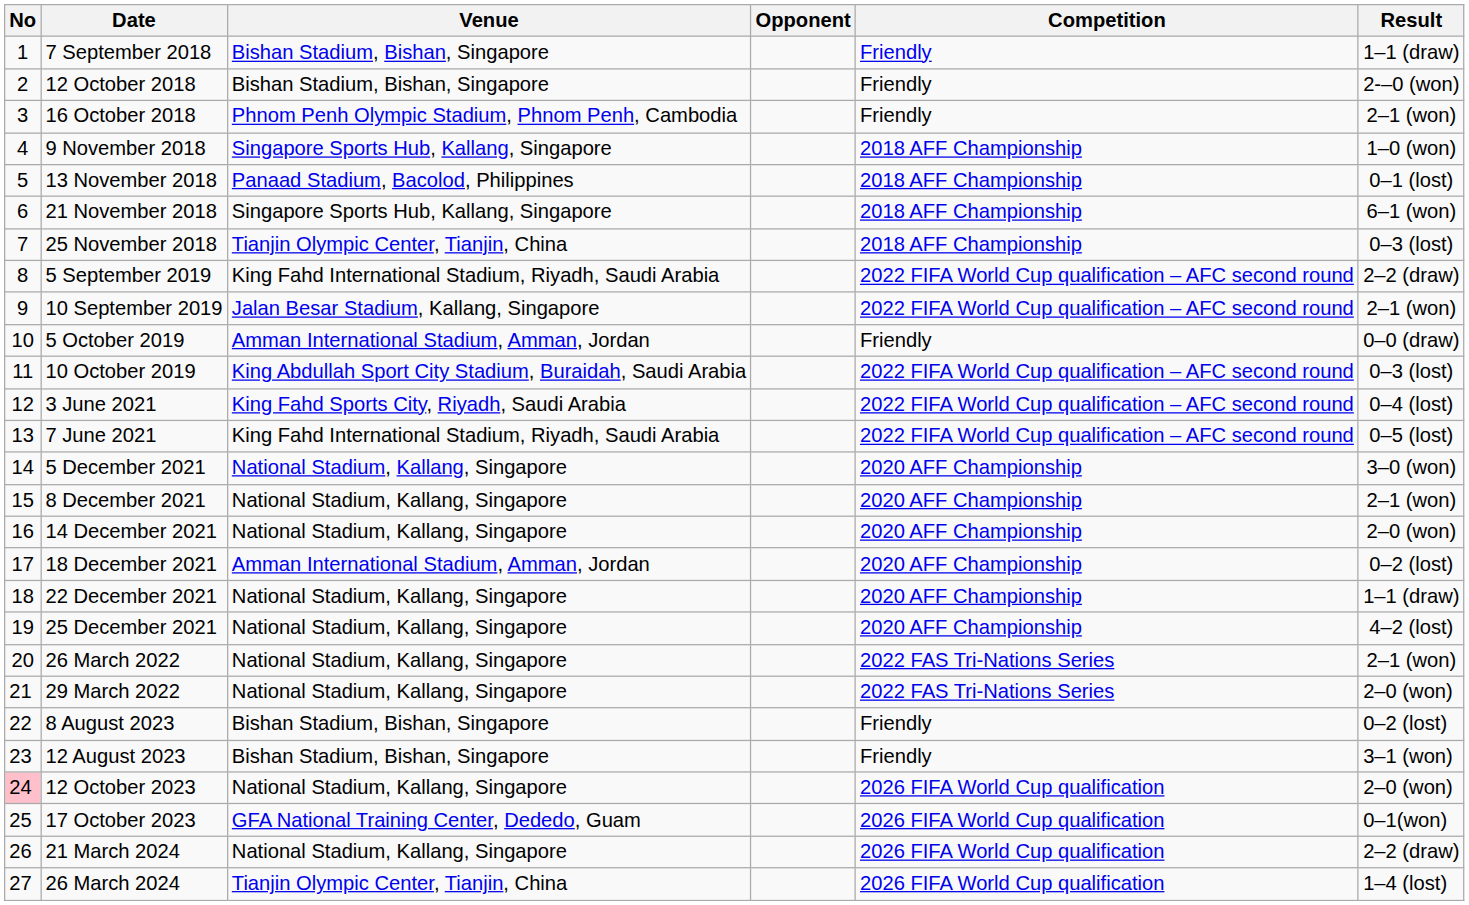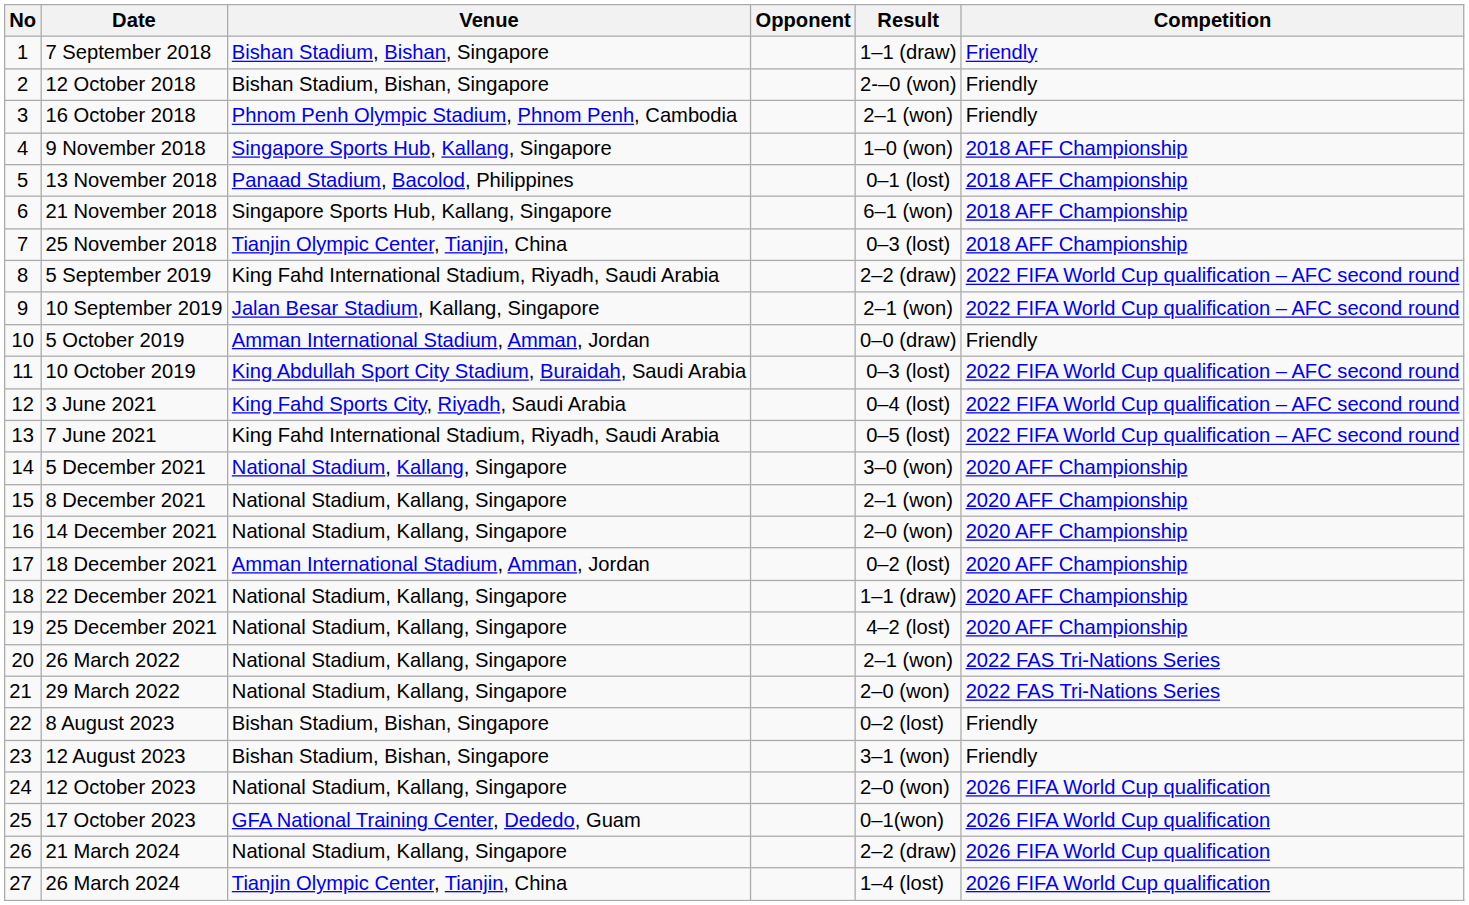columns swapped: (1411, 20) <-> (1107, 20)
(20, 787) pink background -> (20, 787) no background
